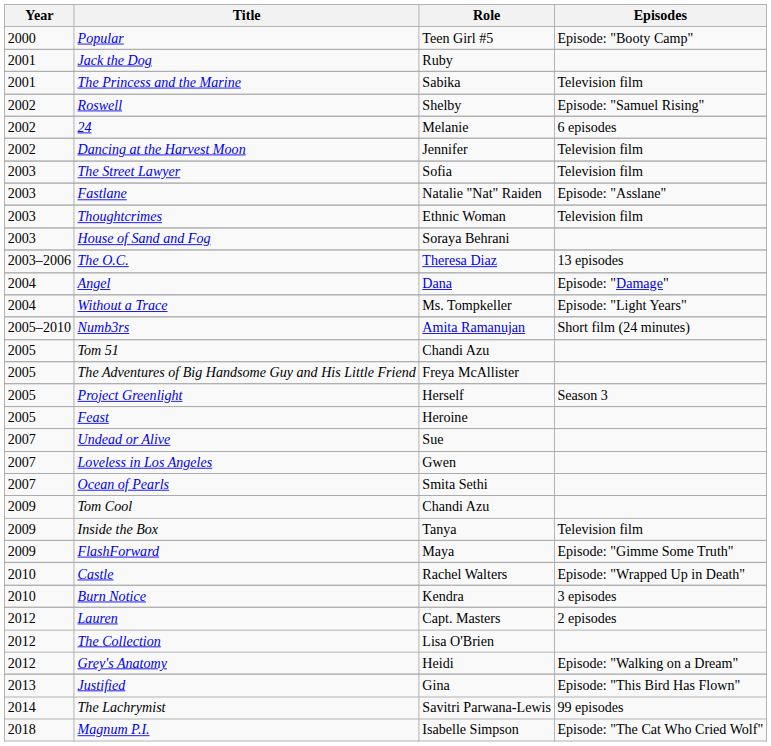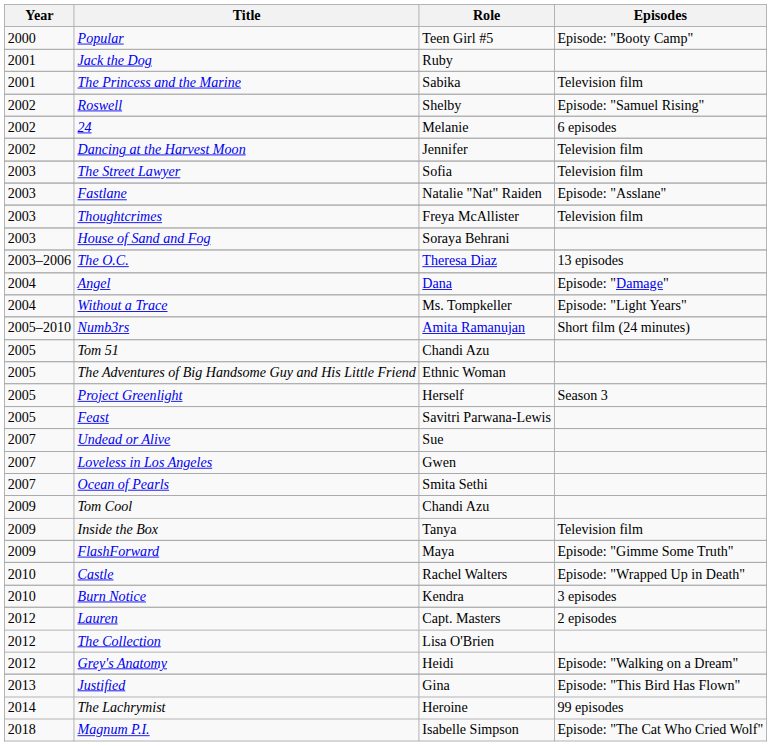(464, 216) Ethnic Woman -> (471, 216) Freya McAllister
(471, 372) Freya McAllister -> (464, 372) Ethnic Woman
(445, 417) Heroine -> (487, 417) Savitri Parwana-Lewis
(487, 707) Savitri Parwana-Lewis -> (445, 707) Heroine
